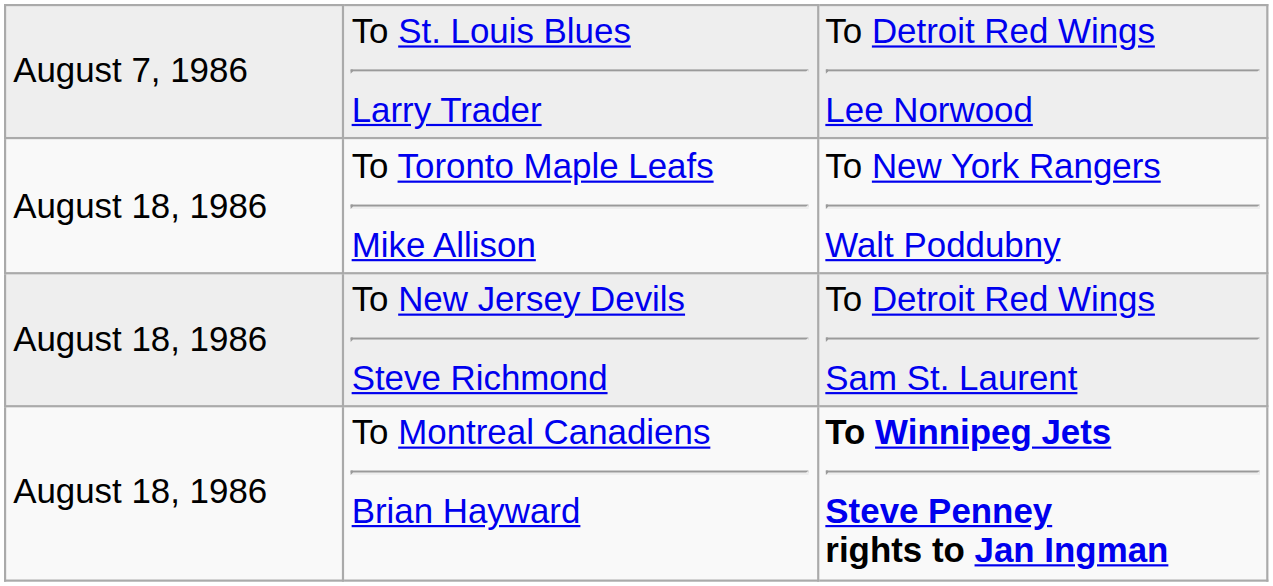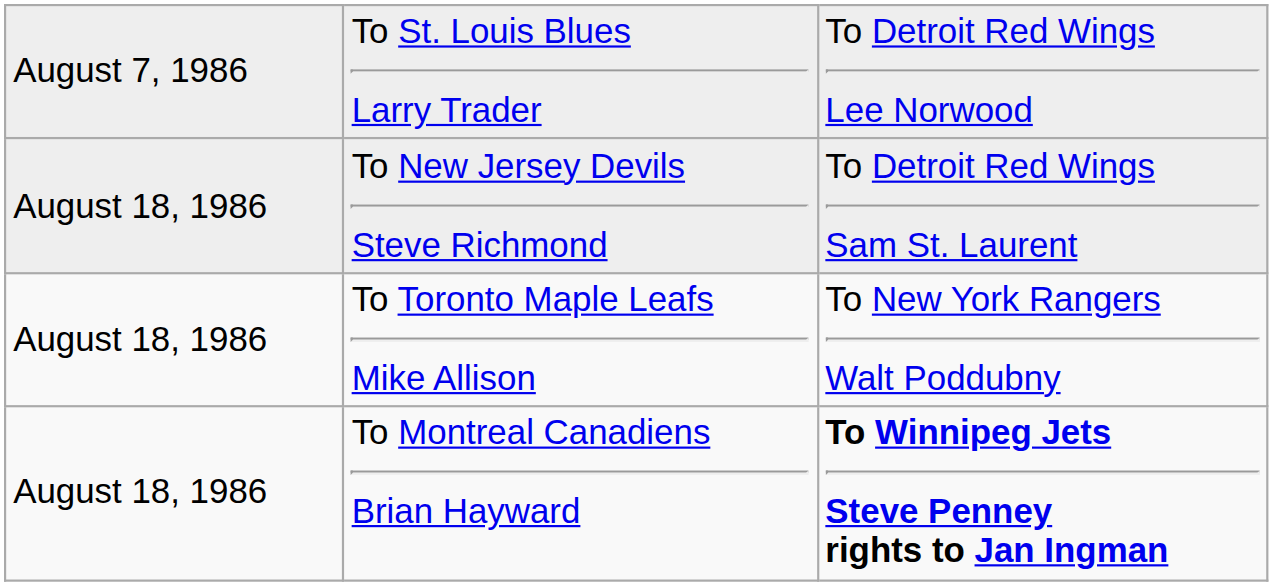rows swapped: (580, 205) <-> (580, 338)
